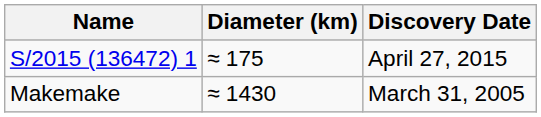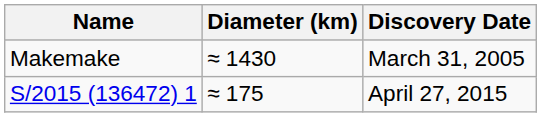rows swapped: (65, 93) <-> (103, 58)
